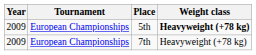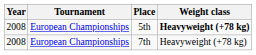(16, 27) 2009 -> (16, 27) 2008
(16, 42) 2009 -> (16, 42) 2008
